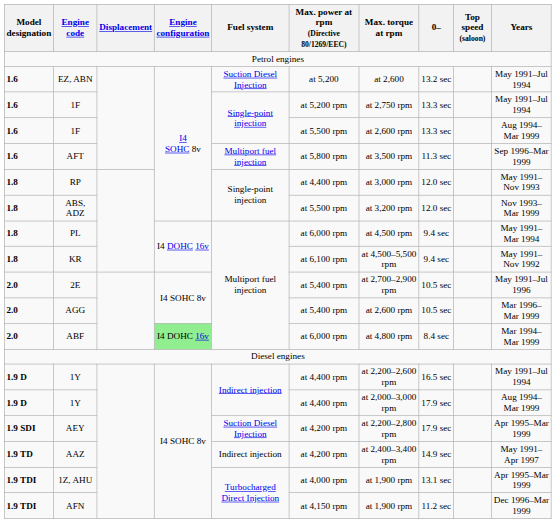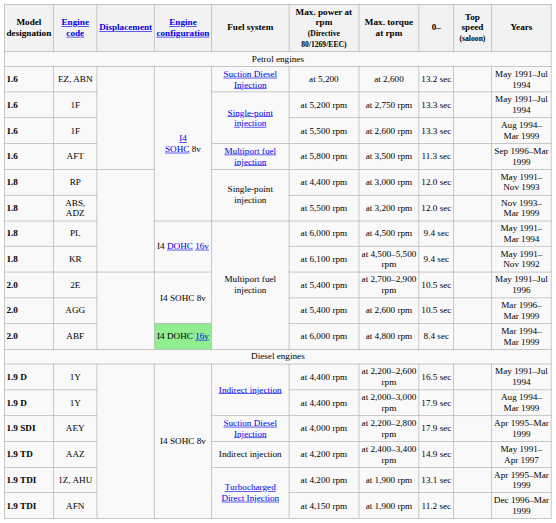(324, 428) at 4,200 rpm -> (324, 428) at 4,000 rpm
(324, 479) at 4,000 rpm -> (324, 479) at 4,200 rpm
